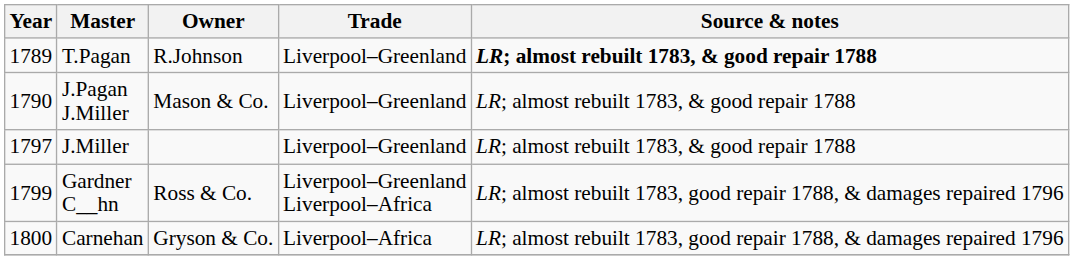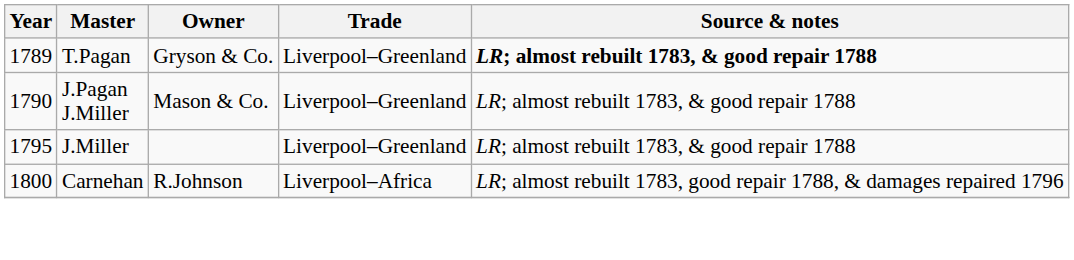(198, 55) R.Johnson -> (213, 55) Gryson & Co.
(31, 146) 1797 -> (31, 146) 1795
- row: (97, 192)
(213, 237) Gryson & Co. -> (198, 180) R.Johnson
